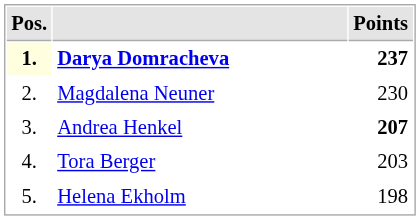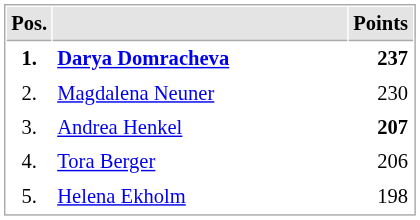(29, 58) lightyellow background -> (29, 58) no background
(393, 161) 203 -> (393, 161) 206
